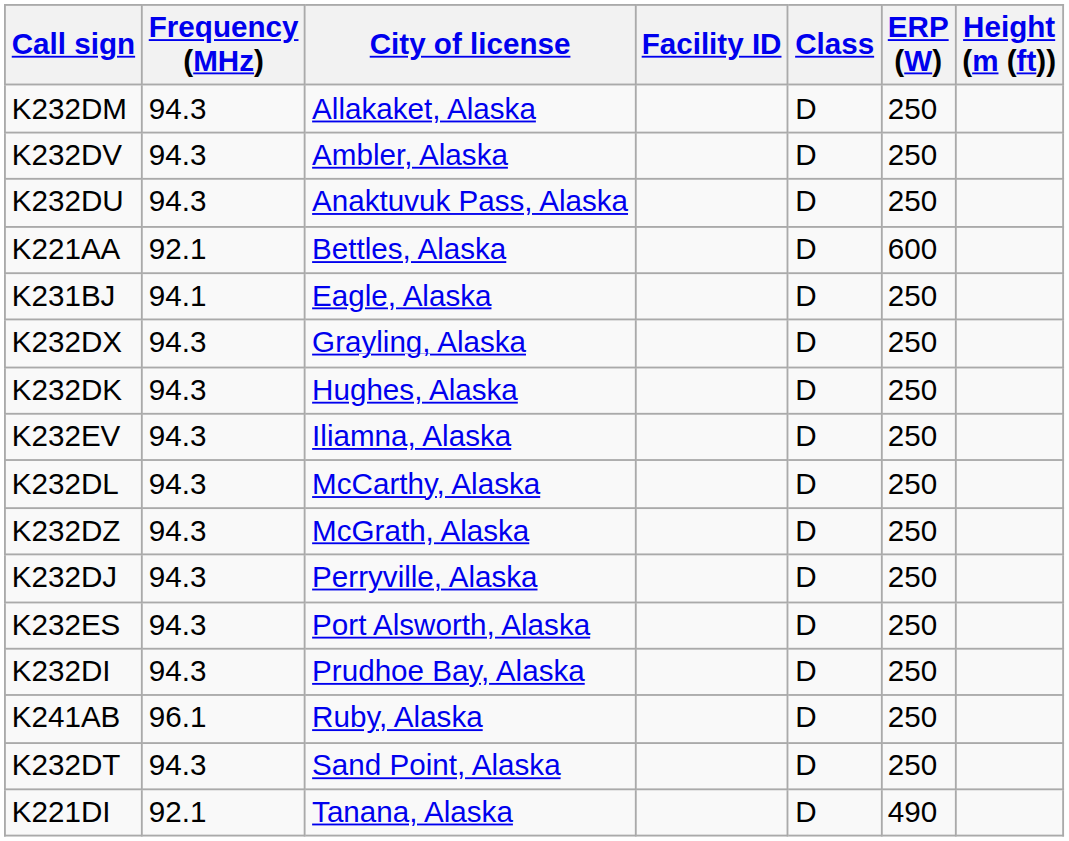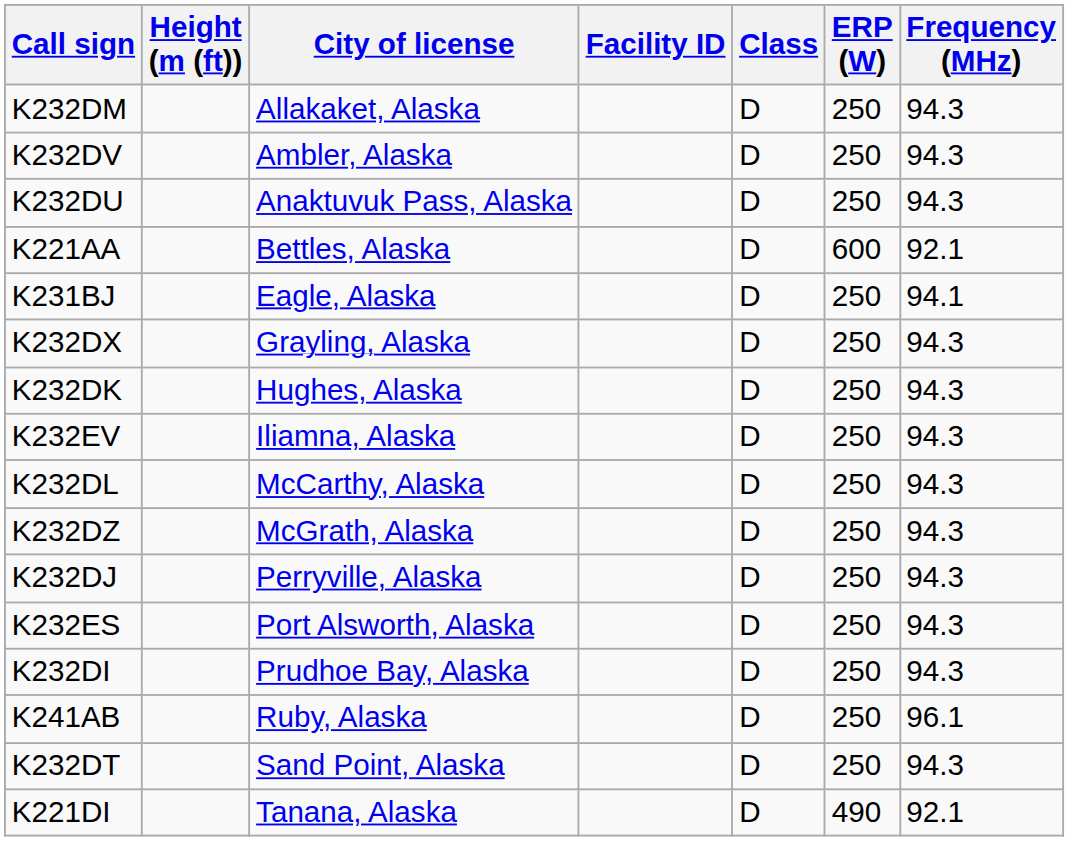columns swapped: (224, 44) <-> (1009, 44)
